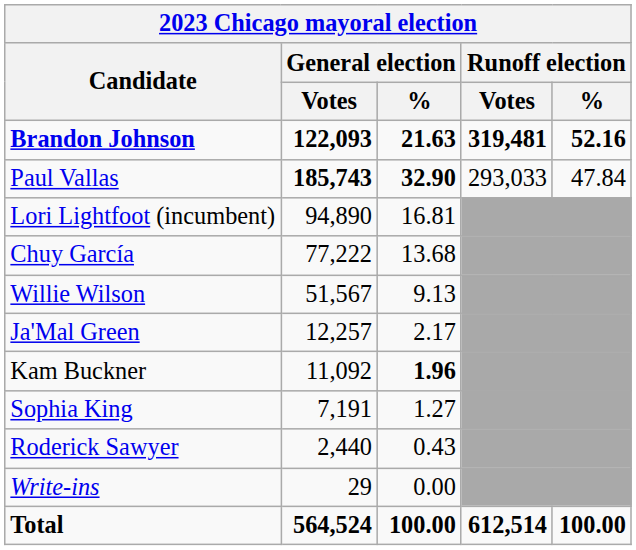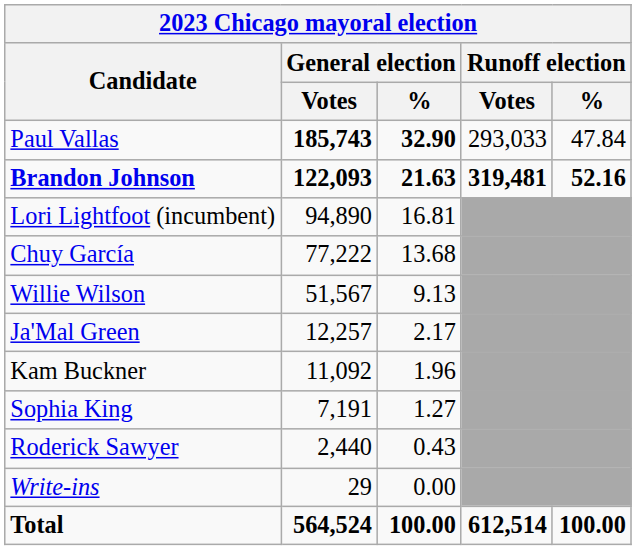rows swapped: (103, 139) <-> (65, 178)
(435, 370) bold -> (435, 370) normal
